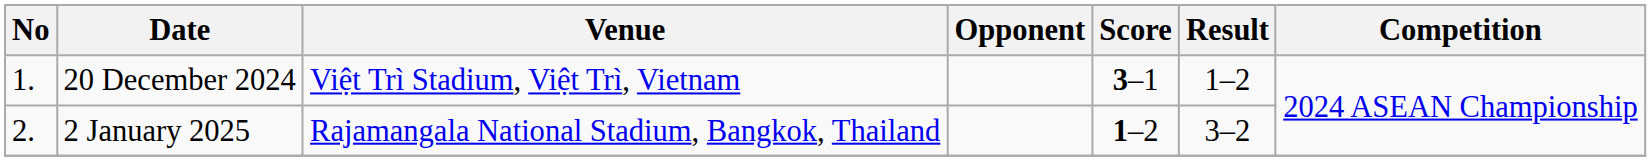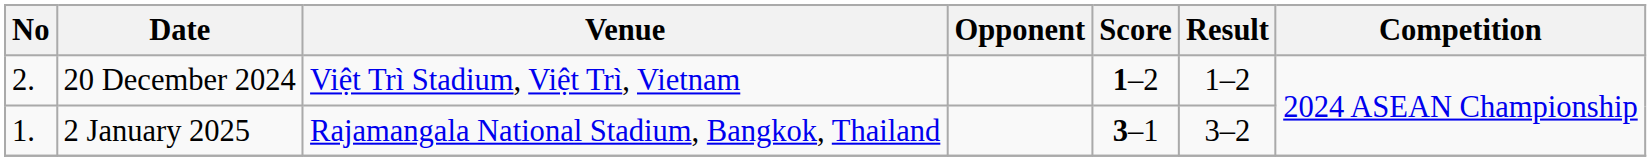(24, 80) 1. -> (24, 80) 2.
(1136, 80) 3–1 -> (1136, 80) 1–2
(24, 130) 2. -> (24, 130) 1.
(1136, 130) 1–2 -> (1136, 130) 3–1
